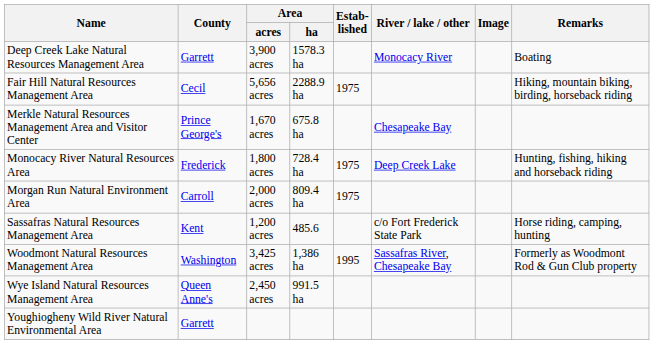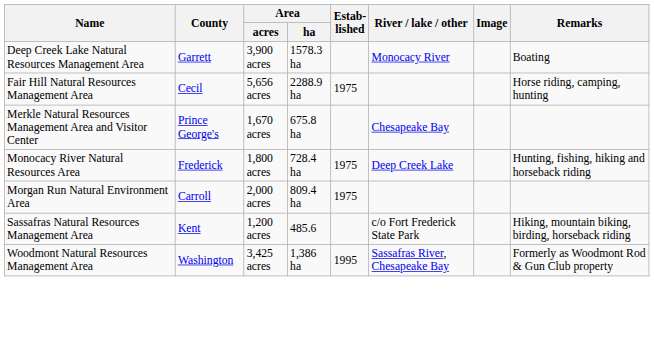(573, 89) Hiking, mountain biking, birding, horseback riding -> (567, 89) Horse riding, camping, hunting
(568, 228) Horse riding, camping, hunting -> (572, 228) Hiking, mountain biking, birding, horseback riding
- row: (78, 292)
- row: (87, 323)
